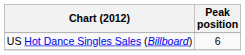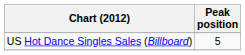(218, 41) 6 -> (218, 41) 5
